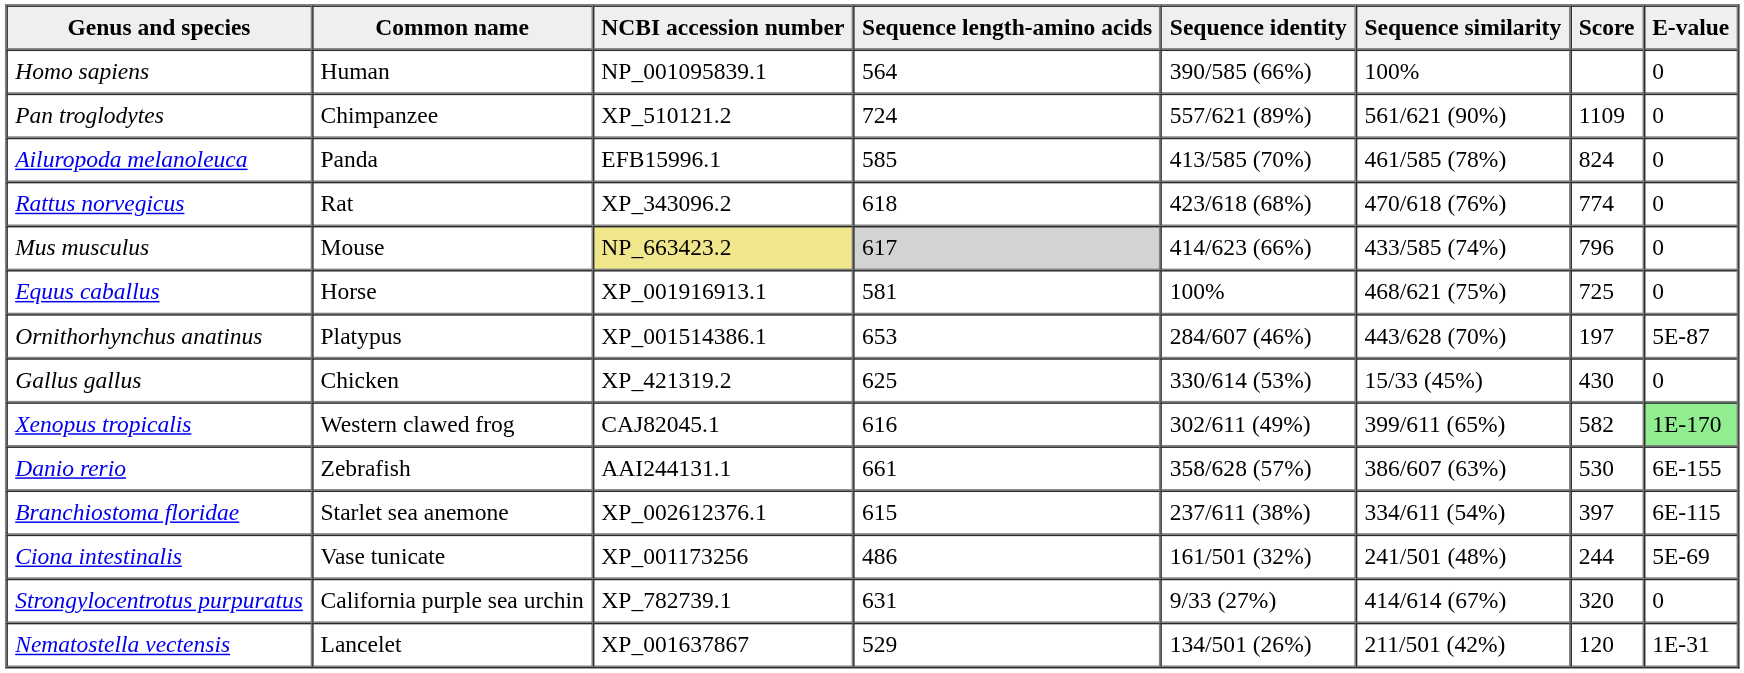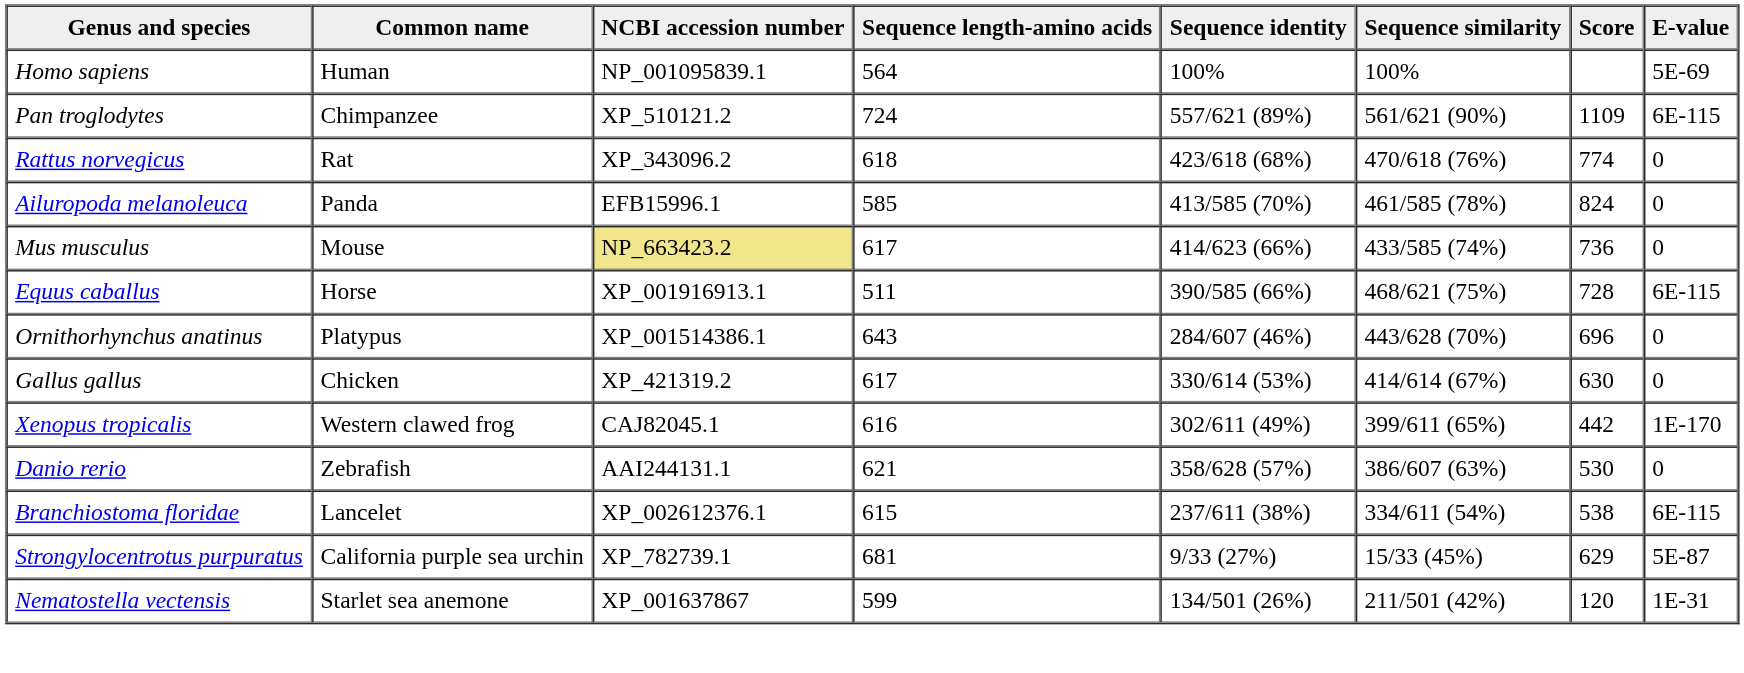(1241, 71) 390/585 (66%) -> (1197, 71) 100%
(1658, 71) 0 -> (1681, 71) 5E-69
(1658, 115) 0 -> (1686, 115) 6E-115
rows swapped: (131, 159) <-> (100, 203)
(880, 247) lightgrey background -> (880, 247) no background
(1596, 247) 796 -> (1596, 247) 736
(880, 291) 581 -> (879, 291) 511
(1197, 291) 100% -> (1241, 291) 390/585 (66%)
(1596, 291) 725 -> (1596, 291) 728
(1658, 291) 0 -> (1686, 291) 6E-115
(880, 335) 653 -> (880, 335) 643
(1596, 335) 197 -> (1596, 335) 696
(1681, 335) 5E-87 -> (1658, 335) 0
(880, 380) 625 -> (880, 380) 617
(1424, 380) 15/33 (45%) -> (1435, 380) 414/614 (67%)
(1596, 380) 430 -> (1596, 380) 630
(1596, 424) 582 -> (1596, 424) 442
(1687, 424) lightgreen background -> (1687, 424) no background
(880, 468) 661 -> (880, 468) 621
(1687, 468) 6E-155 -> (1658, 468) 0
(415, 512) Starlet sea anemone -> (361, 512) Lancelet
(1596, 512) 397 -> (1596, 512) 538
- row: (99, 556)
(880, 600) 631 -> (880, 556) 681
(1435, 600) 414/614 (67%) -> (1424, 556) 15/33 (45%)
(1596, 600) 320 -> (1596, 556) 629
(1658, 600) 0 -> (1681, 556) 5E-87
(361, 644) Lancelet -> (415, 600) Starlet sea anemone
(880, 644) 529 -> (880, 600) 599
